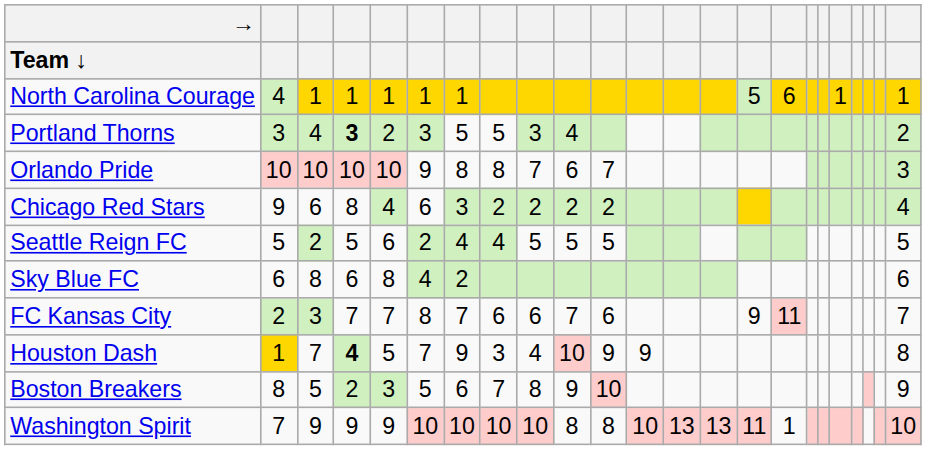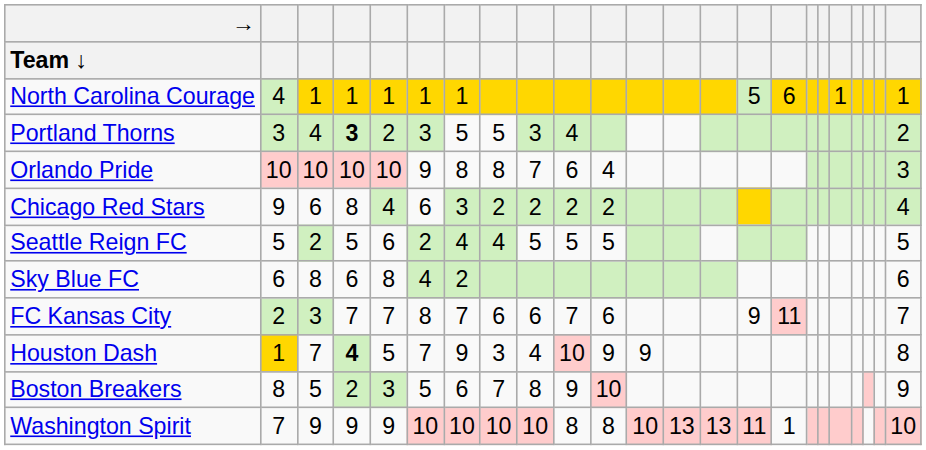(609, 170) 7 -> (609, 170) 4
